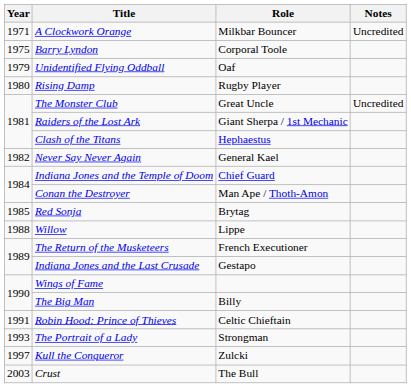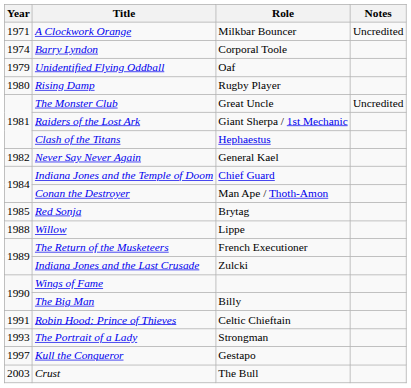(18, 49) 1975 -> (18, 49) 1974
(237, 265) Gestapo -> (233, 265) Zulcki
(233, 355) Zulcki -> (237, 355) Gestapo
